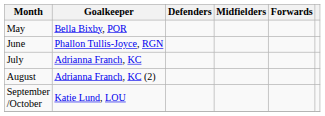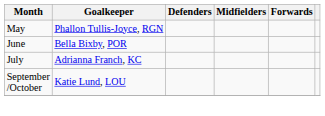(91, 28) Bella Bixby, POR -> (109, 28) Phallon Tullis-Joyce, RGN
(109, 44) Phallon Tullis-Joyce, RGN -> (91, 44) Bella Bixby, POR
- row: (21, 76)
